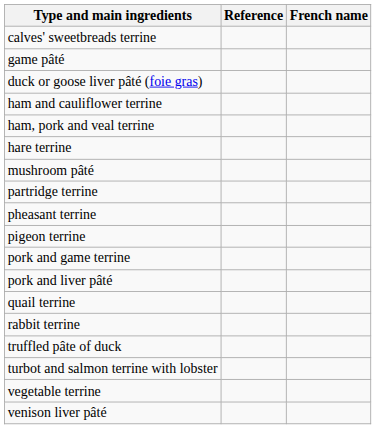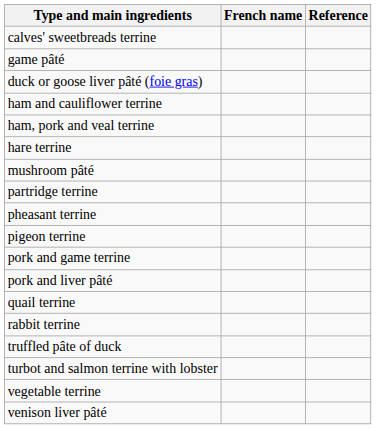columns swapped: (329, 15) <-> (254, 15)
